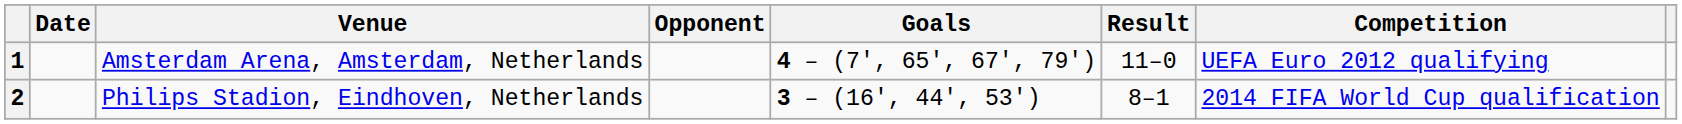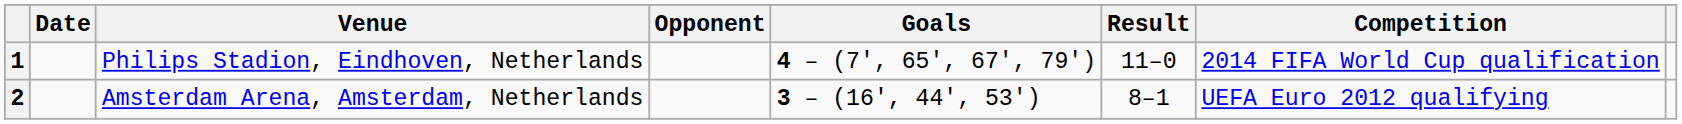(373, 61) Amsterdam Arena, Amsterdam, Netherlands -> (373, 61) Philips Stadion, Eindhoven, Netherlands
(1375, 61) UEFA Euro 2012 qualifying -> (1431, 61) 2014 FIFA World Cup qualification
(373, 99) Philips Stadion, Eindhoven, Netherlands -> (373, 99) Amsterdam Arena, Amsterdam, Netherlands
(1431, 99) 2014 FIFA World Cup qualification -> (1375, 99) UEFA Euro 2012 qualifying
